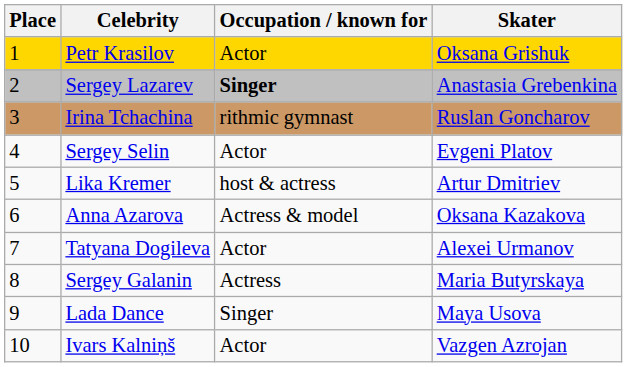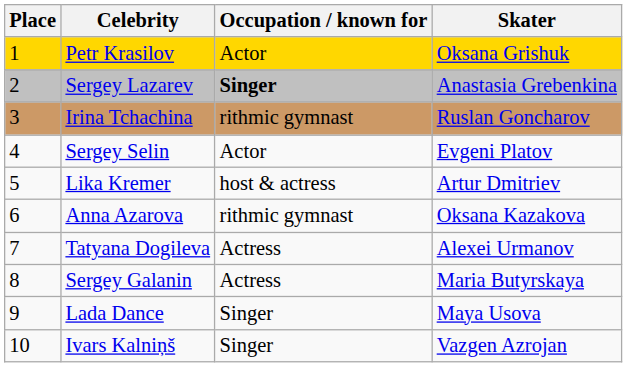(289, 215) Actress & model -> (286, 215) rithmic gymnast
(243, 248) Actor -> (250, 248) Actress
(243, 345) Actor -> (246, 345) Singer
